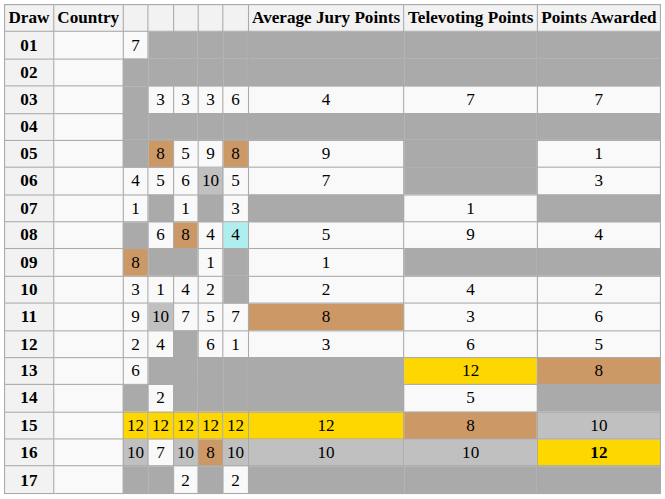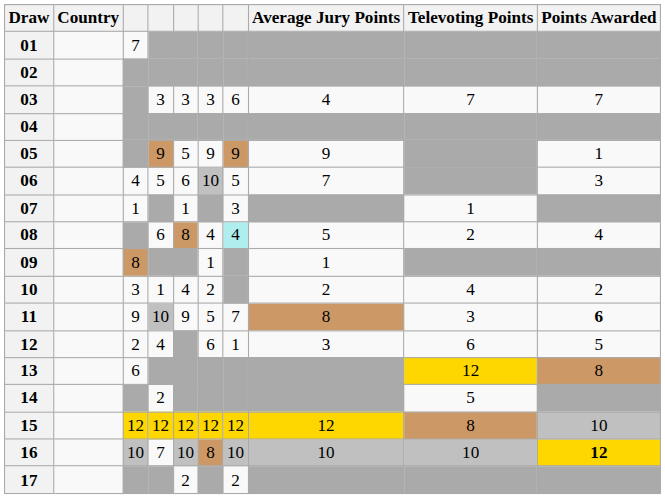(161, 153) 8 -> (161, 153) 9
(236, 153) 8 -> (236, 153) 9
(471, 235) 9 -> (471, 235) 2
(186, 316) 7 -> (186, 316) 9
(599, 316) normal -> (599, 316) bold
